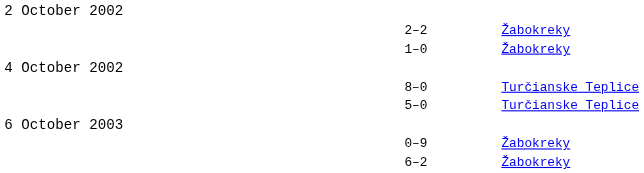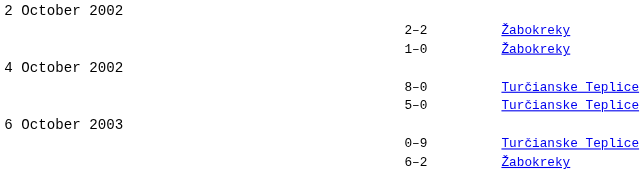(536, 144) Žabokreky -> (570, 144) Turčianske Teplice
